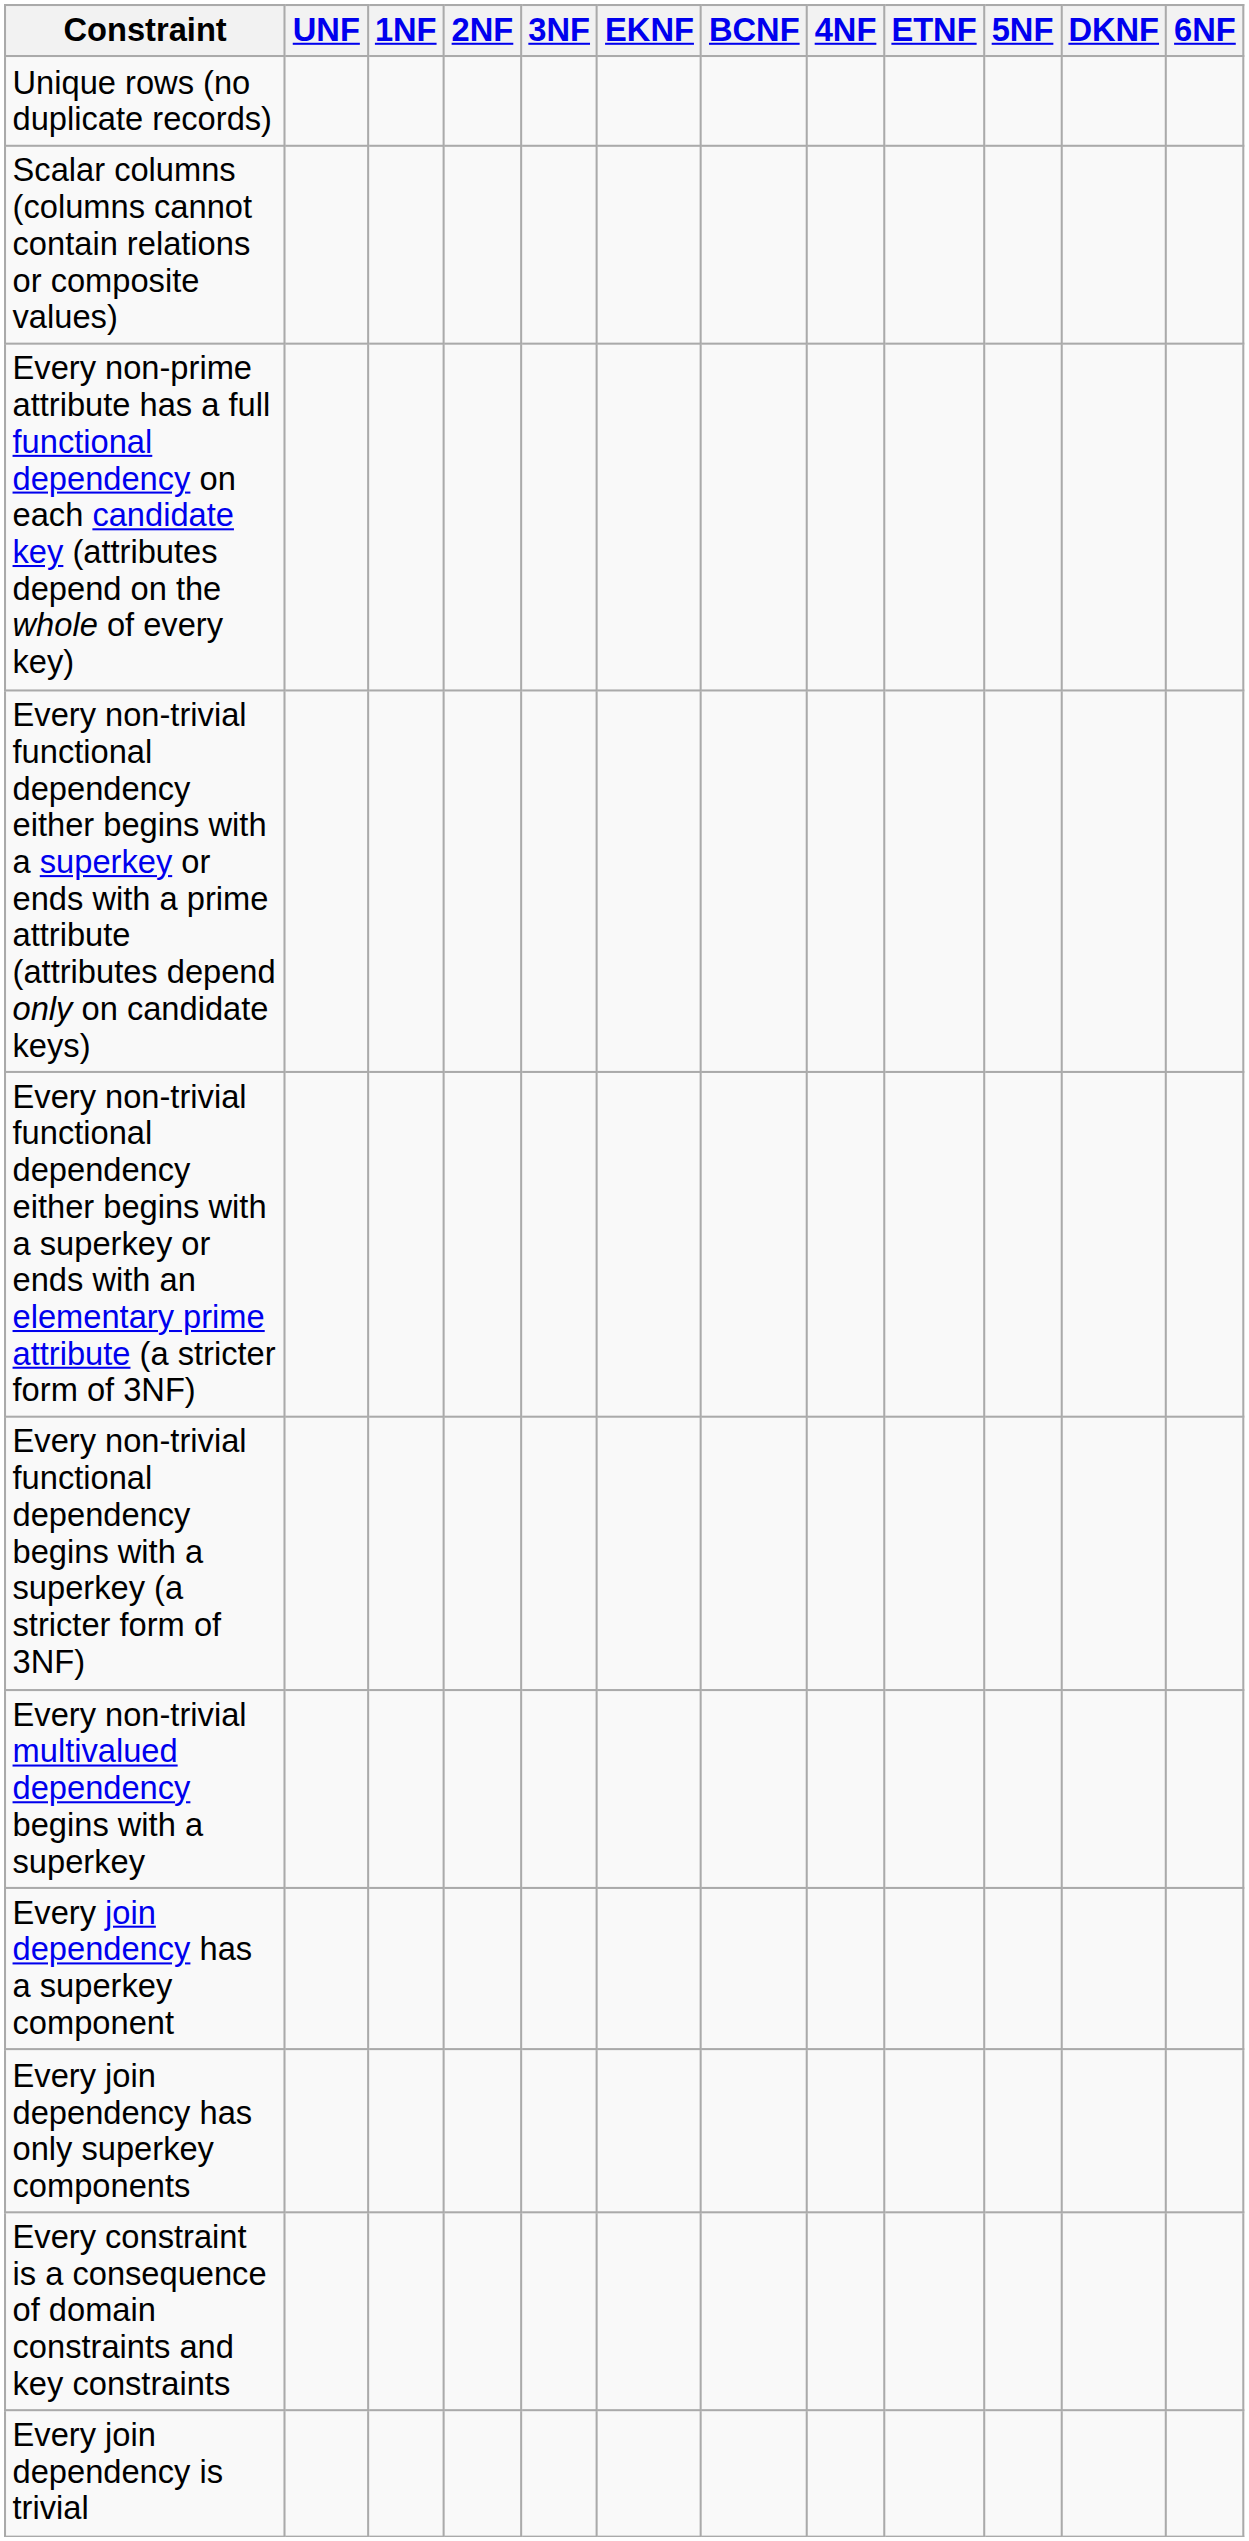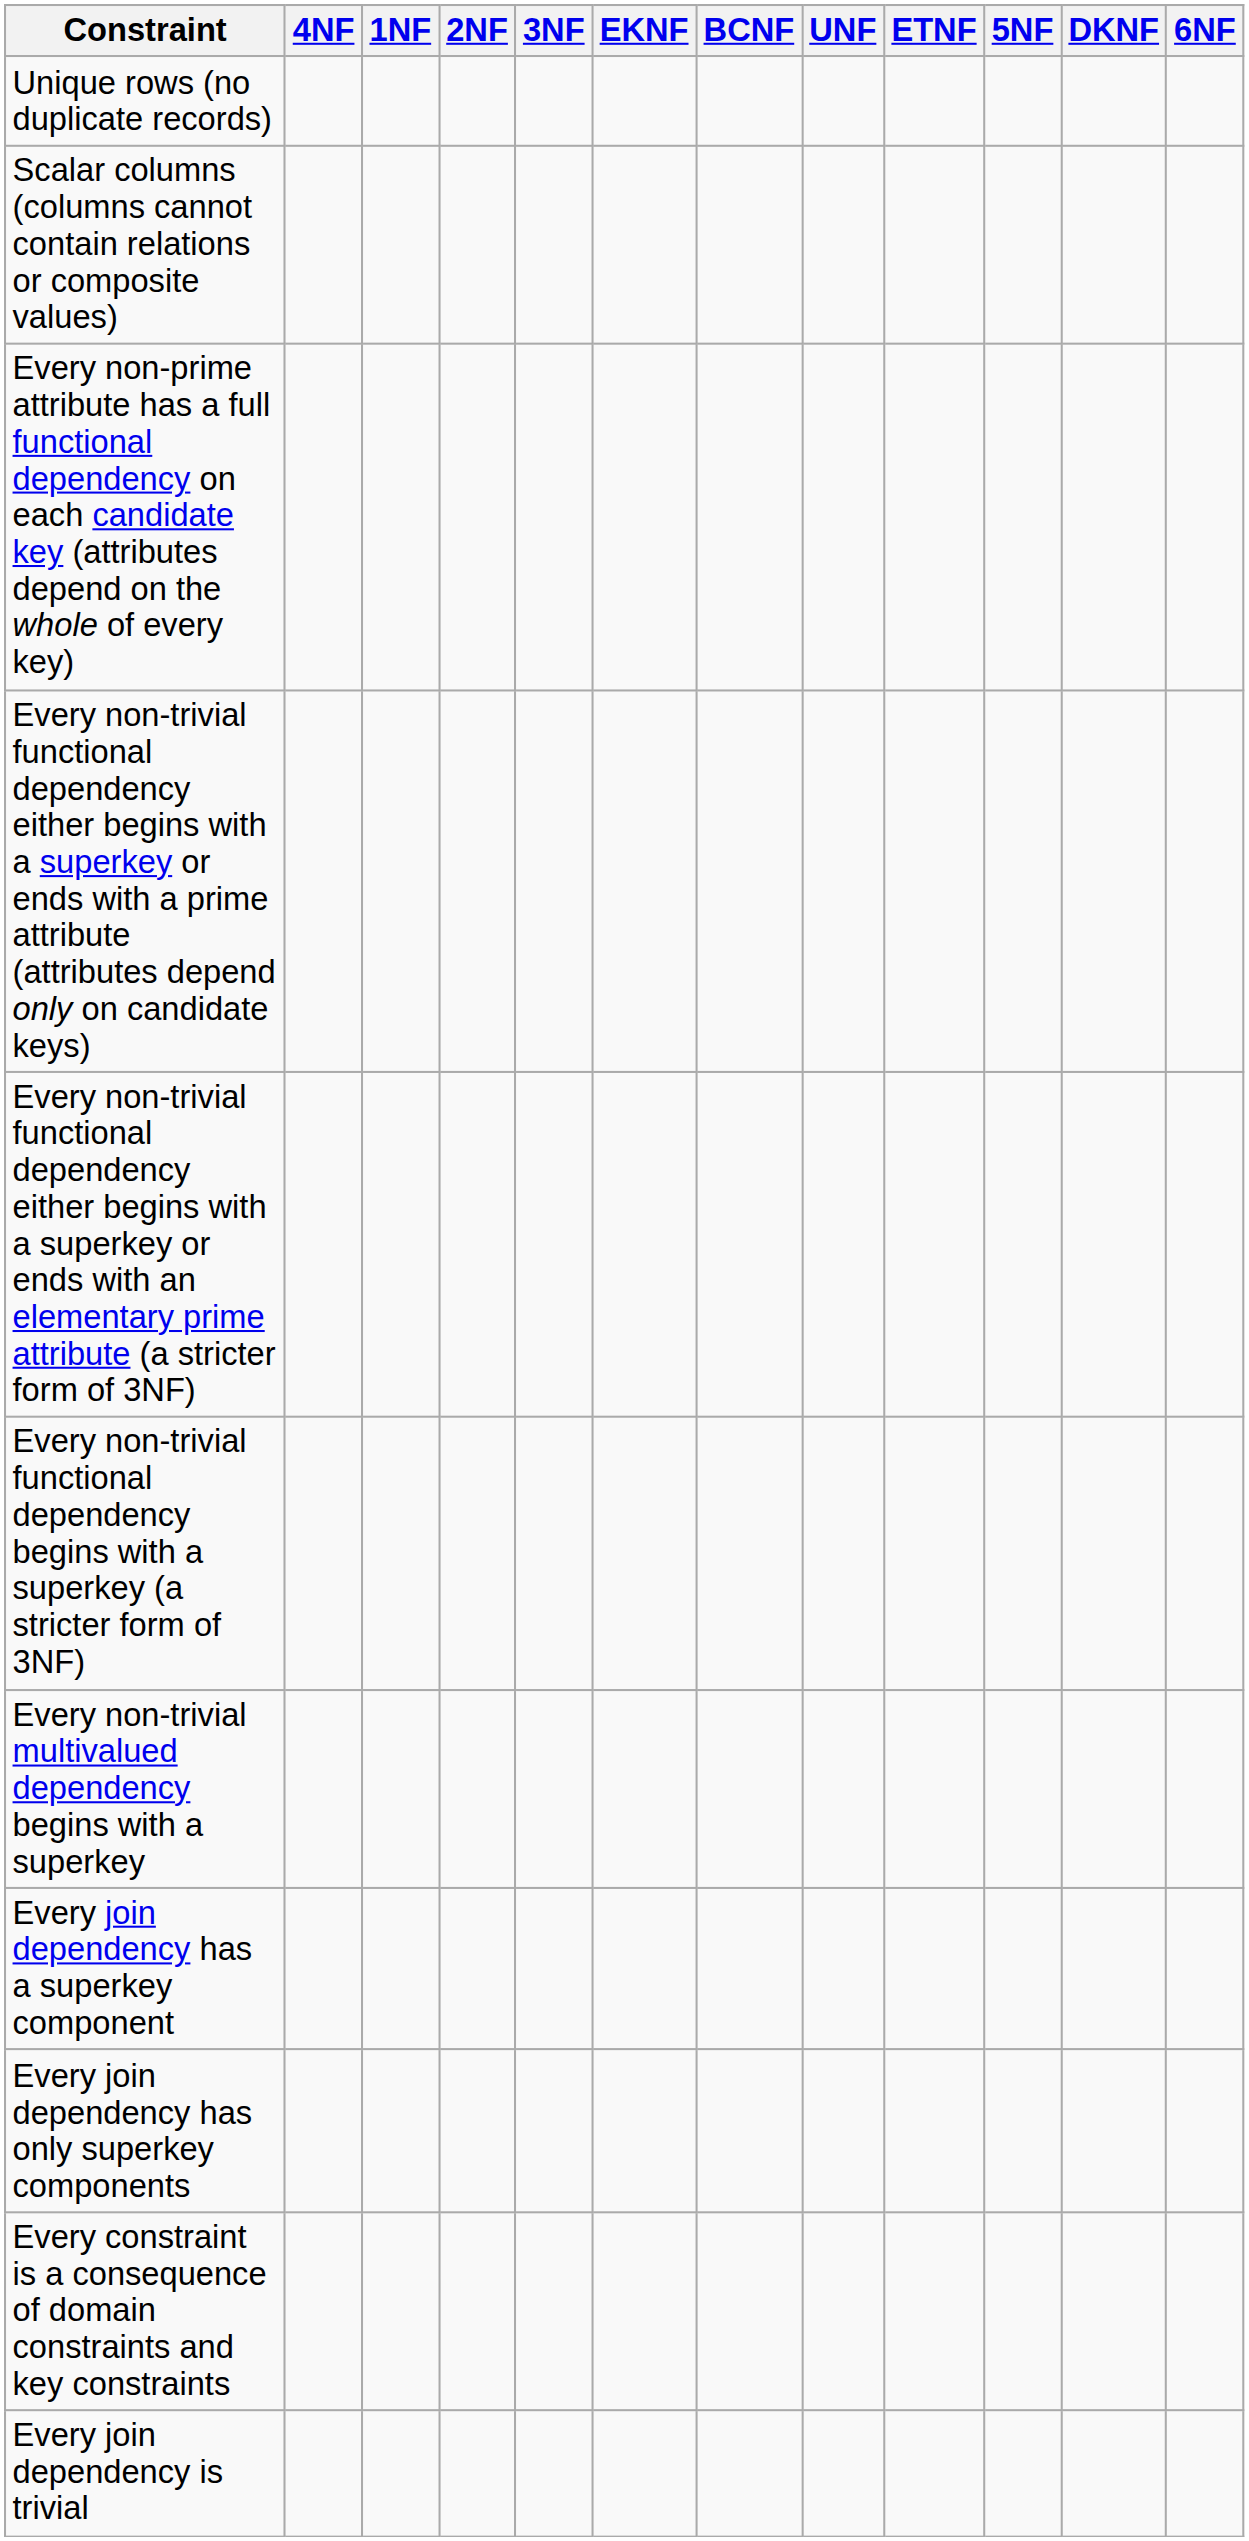columns swapped: (326, 30) <-> (846, 30)
